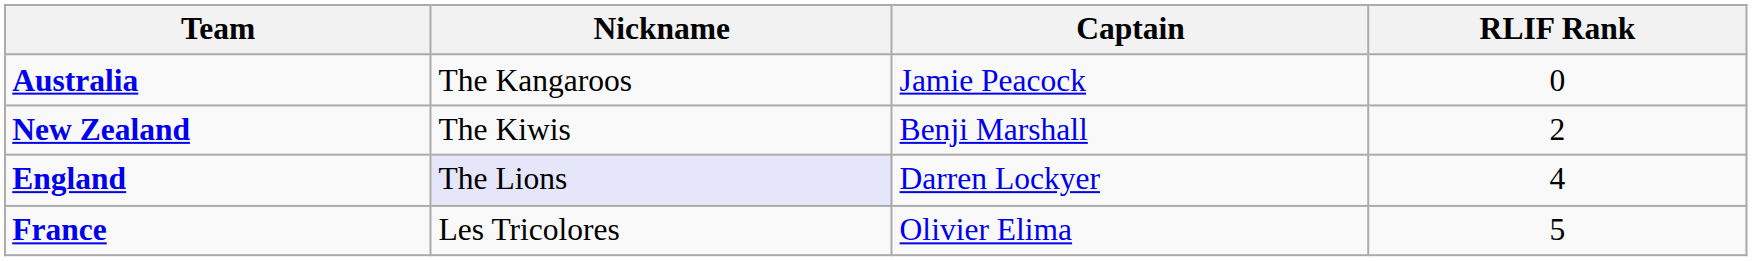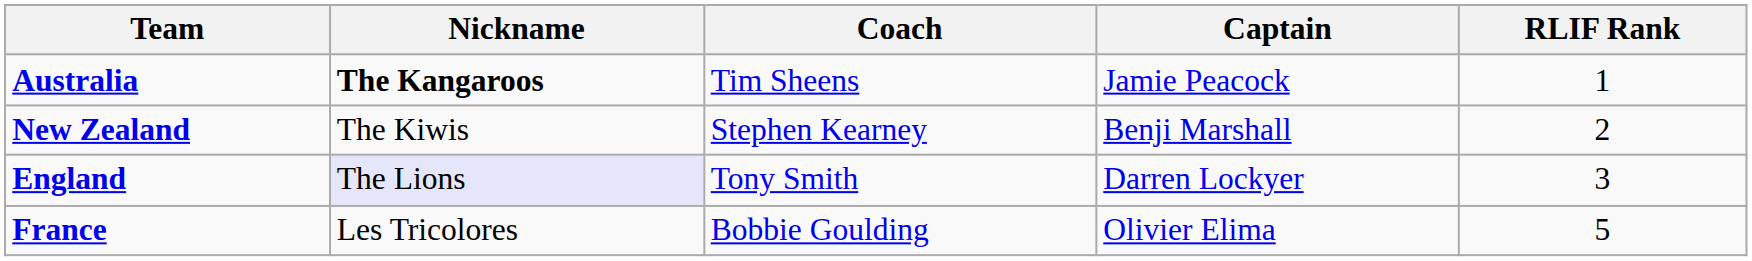+ column: (900, 29)
(535, 79) normal -> (440, 79) bold
(1557, 79) 0 -> (1602, 79) 1
(1557, 179) 4 -> (1602, 179) 3
